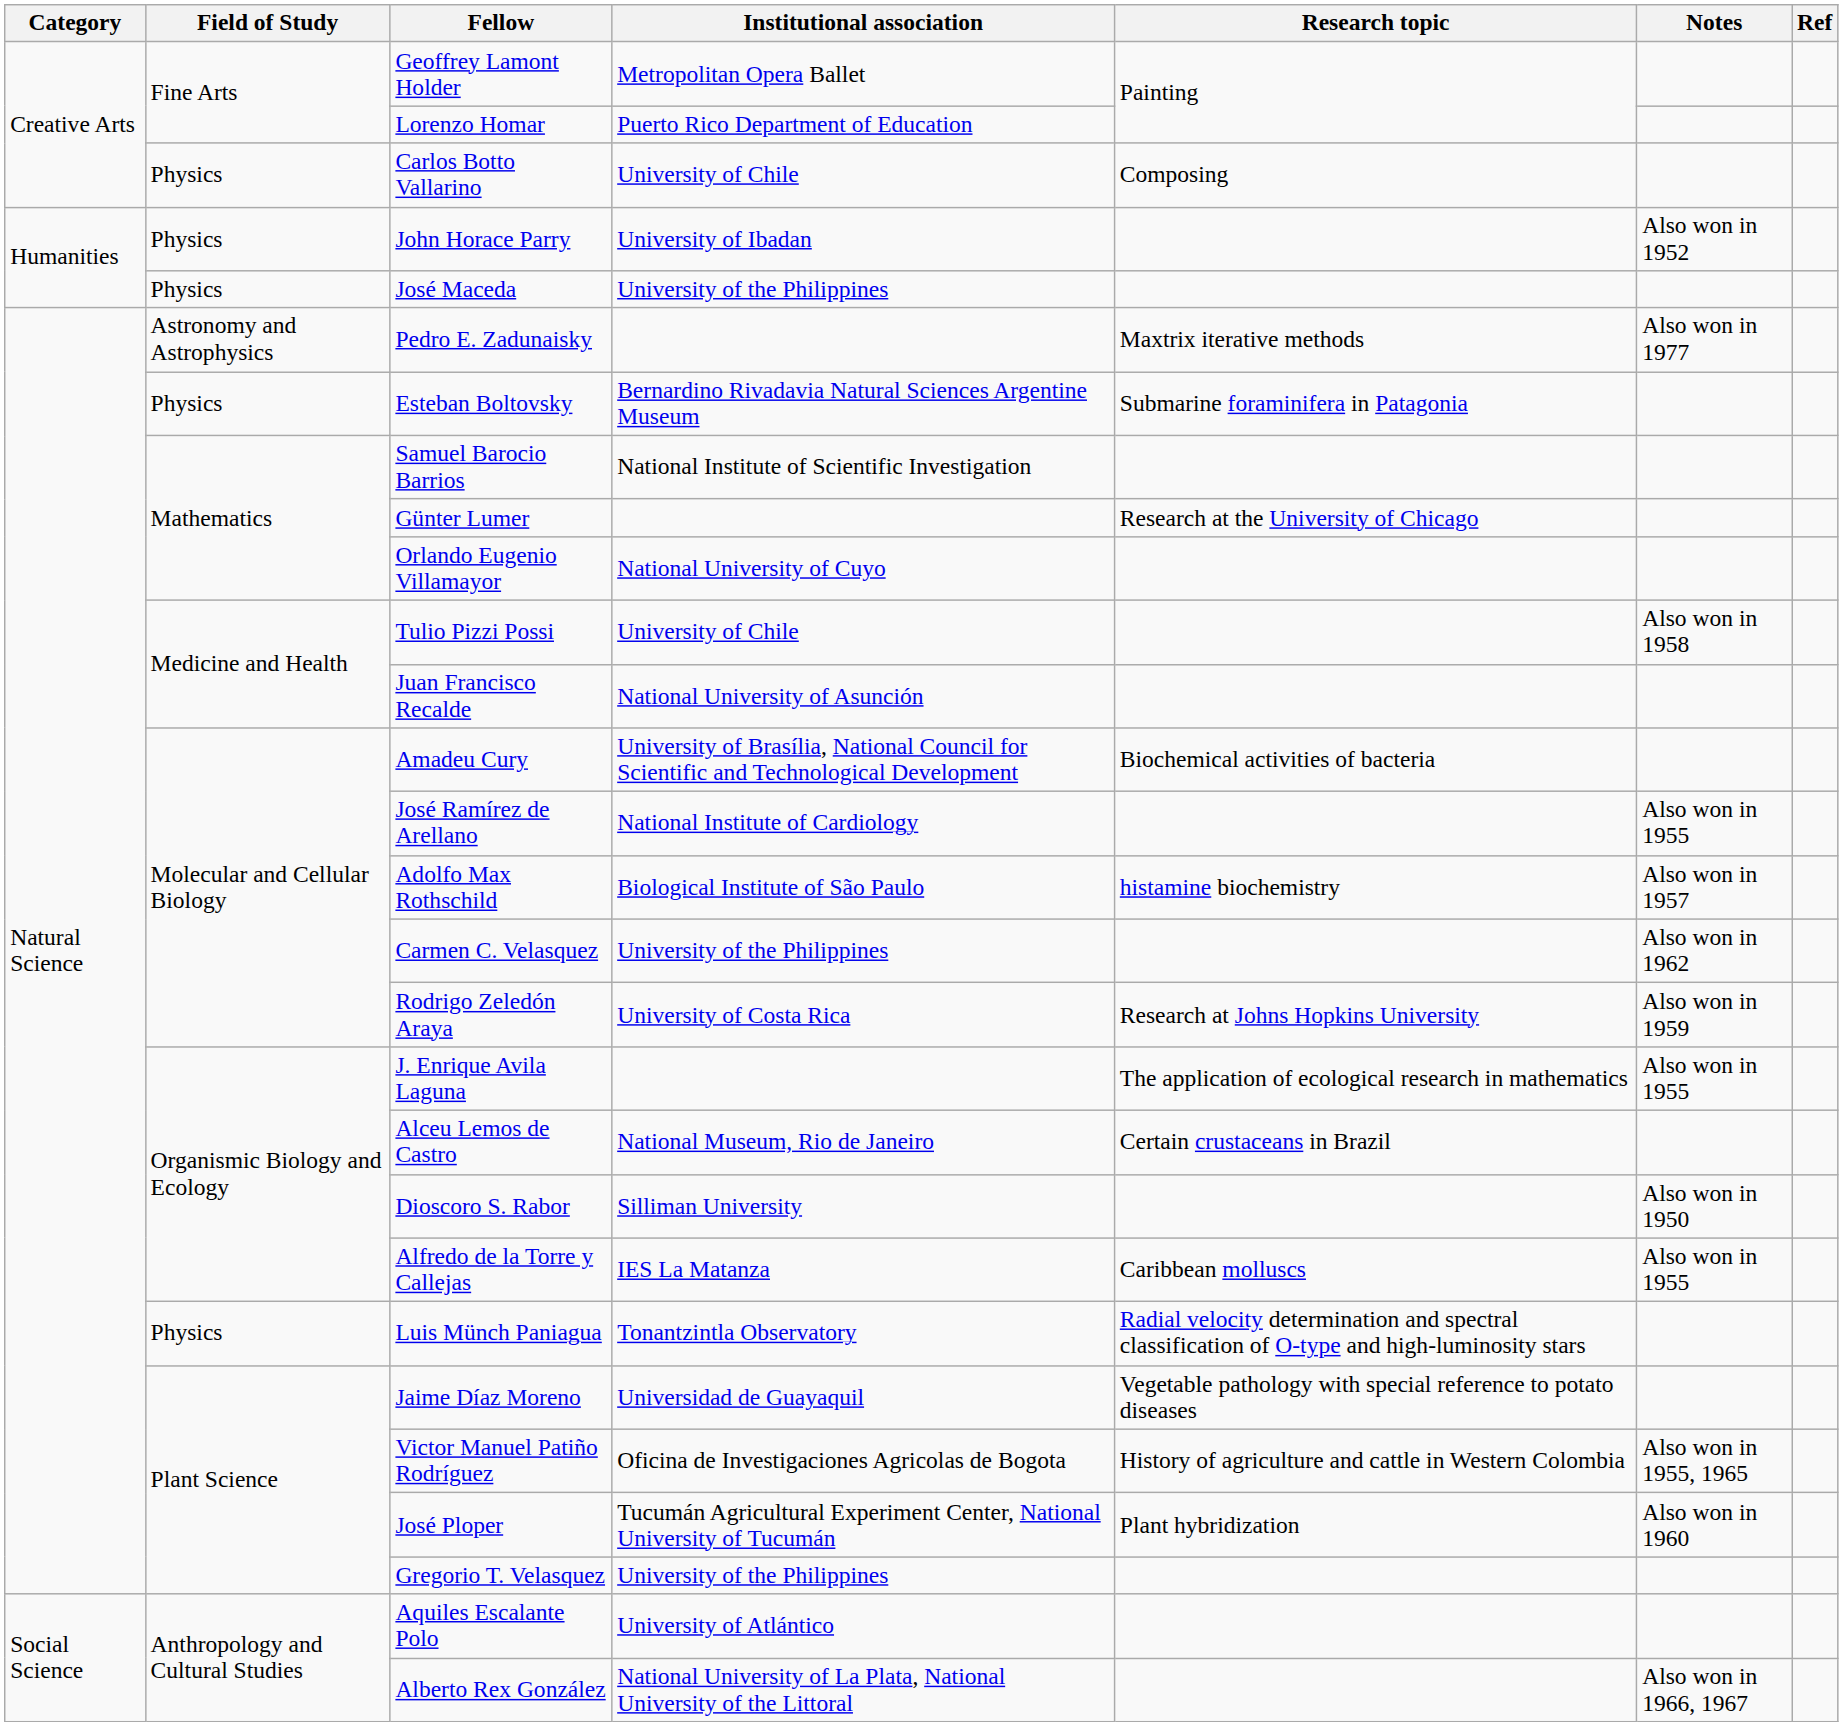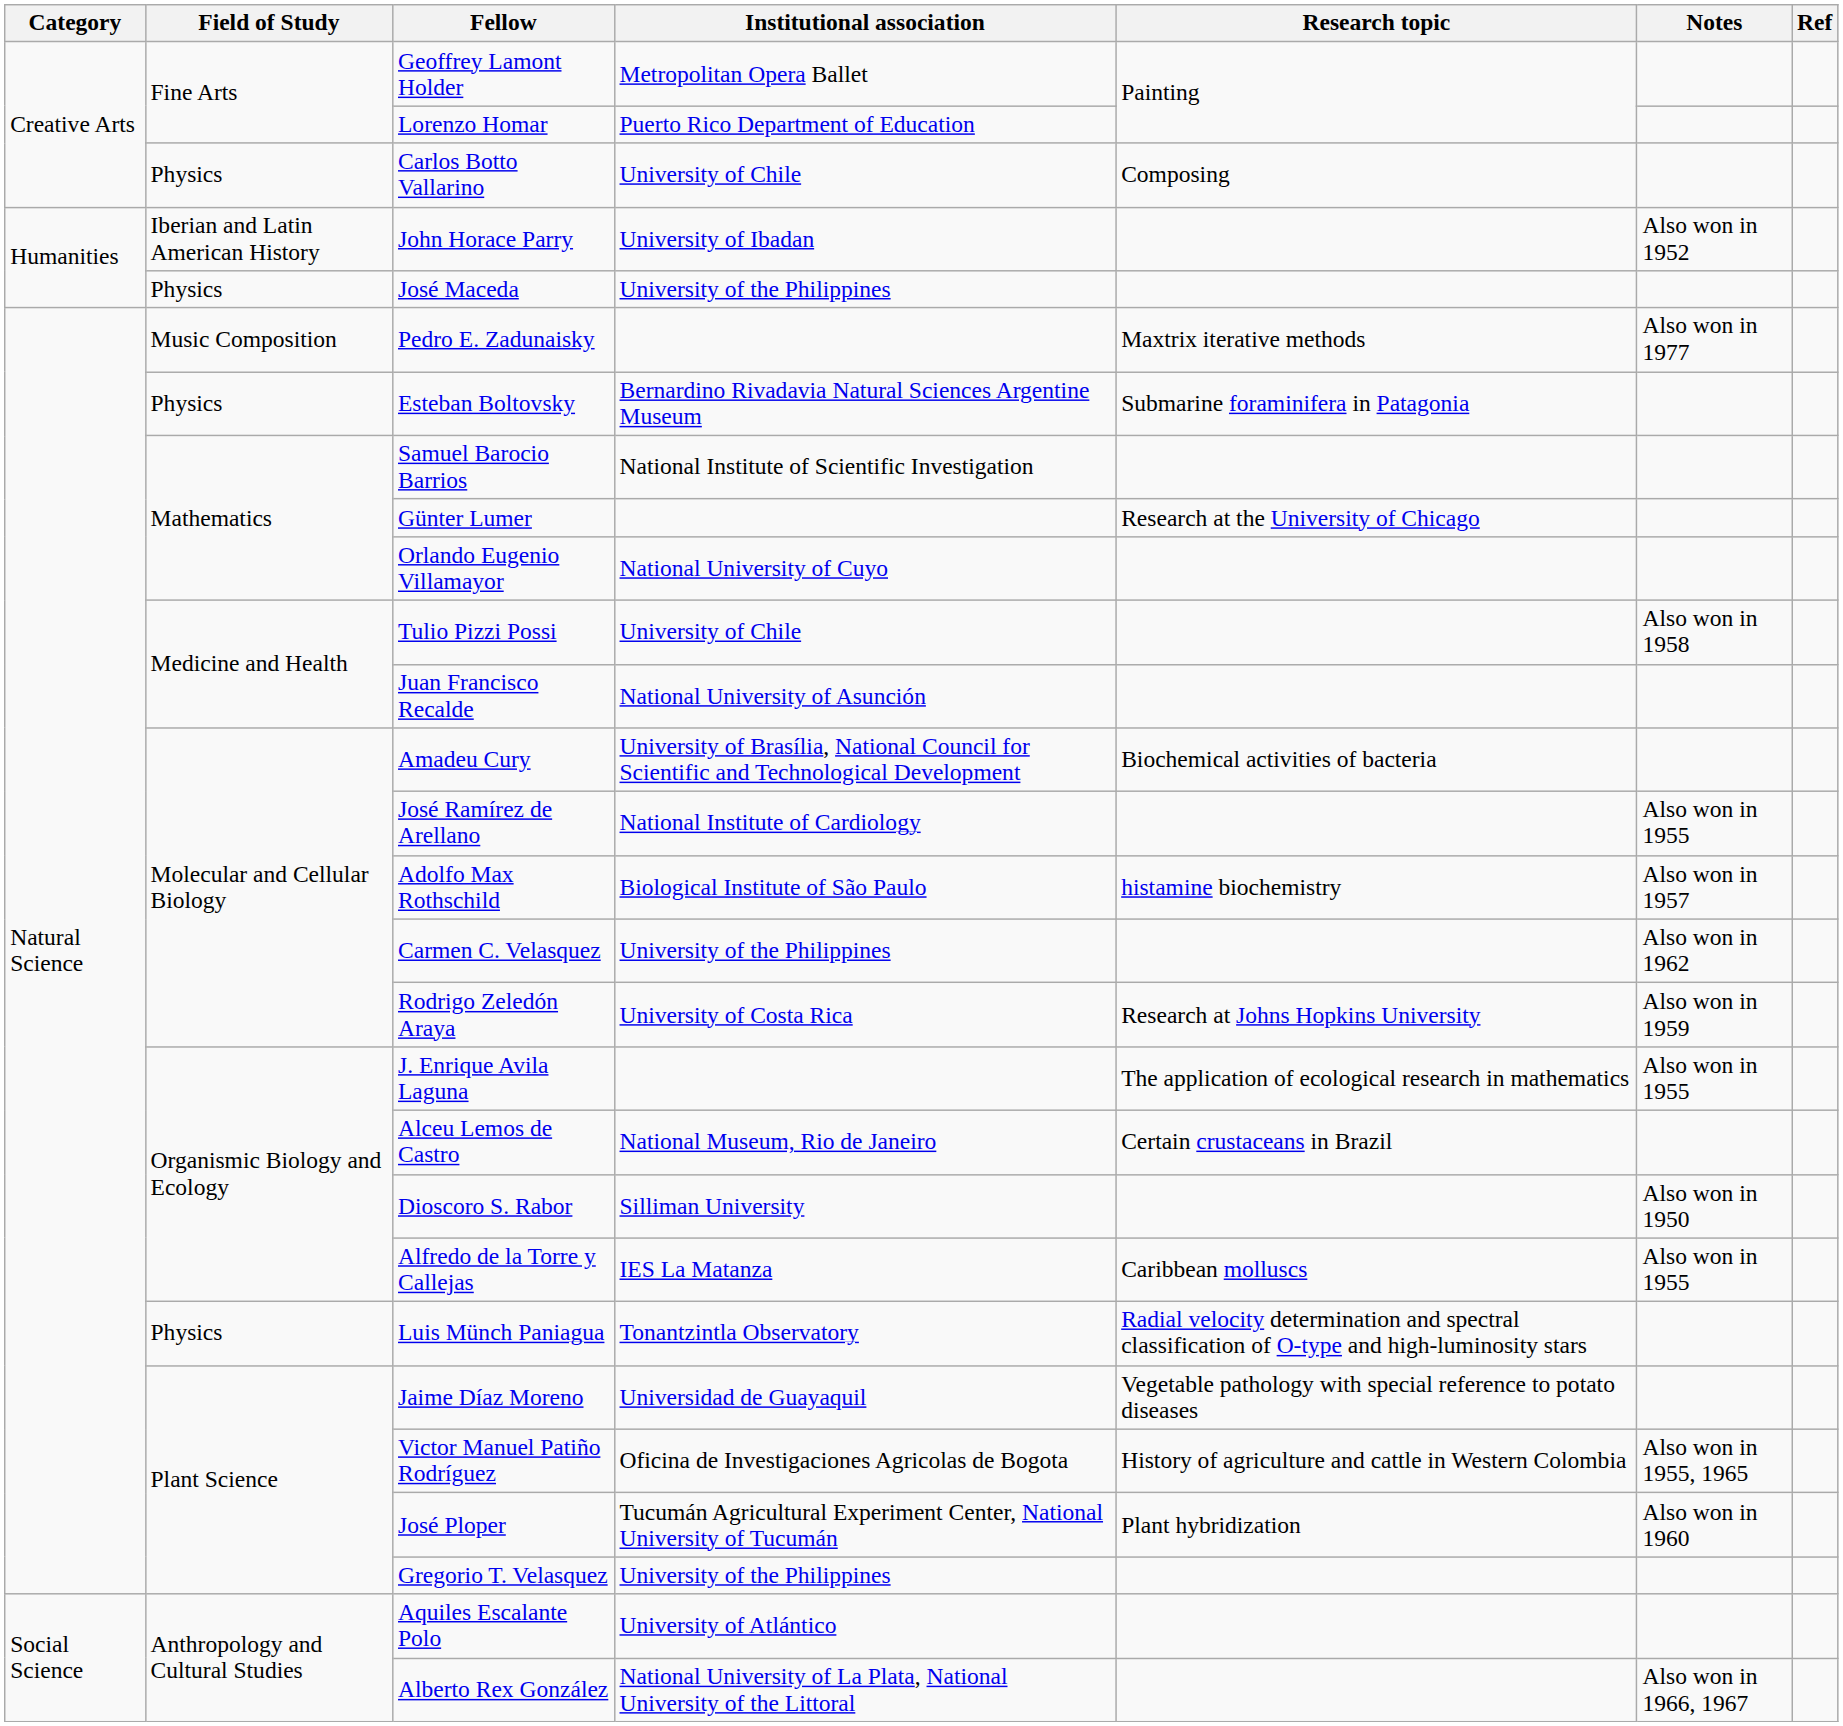(187, 238) Physics -> (235, 238) Iberian and Latin American History
(223, 339) Astronomy and Astrophysics -> (244, 339) Music Composition
